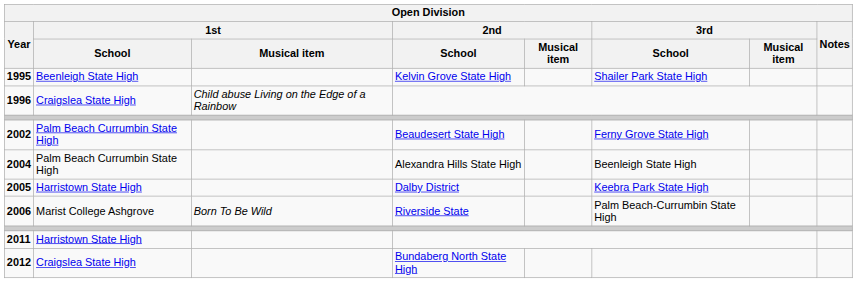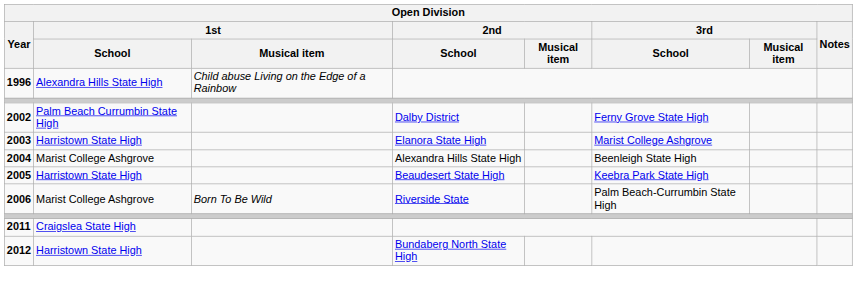- row: (19, 77)
(86, 100) Craigslea State High -> (99, 83) Alexandra Hills State High
(450, 135) Beaudesert State High -> (427, 117) Dalby District
+ row: (19, 141)
(107, 164) Palm Beach Currumbin State High -> (95, 158) Marist College Ashgrove
(427, 187) Dalby District -> (450, 175) Beaudesert State High
(89, 239) Harristown State High -> (86, 227) Craigslea State High
(86, 263) Craigslea State High -> (89, 250) Harristown State High
